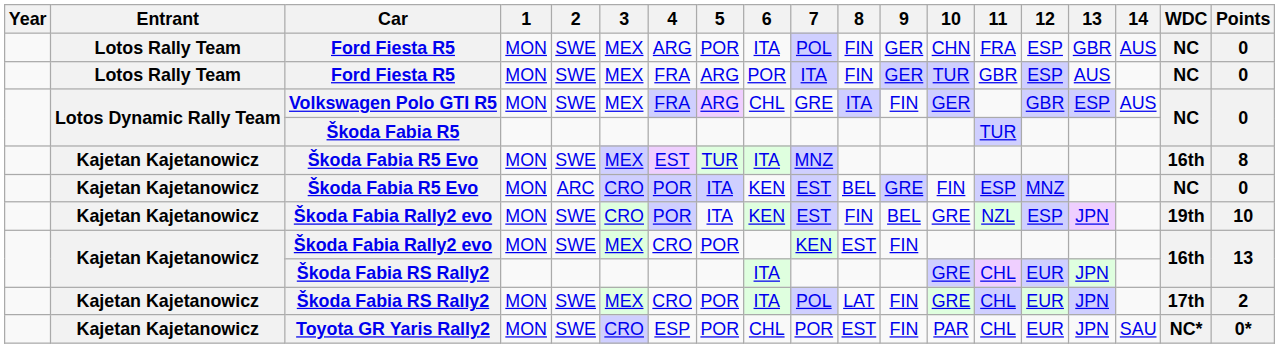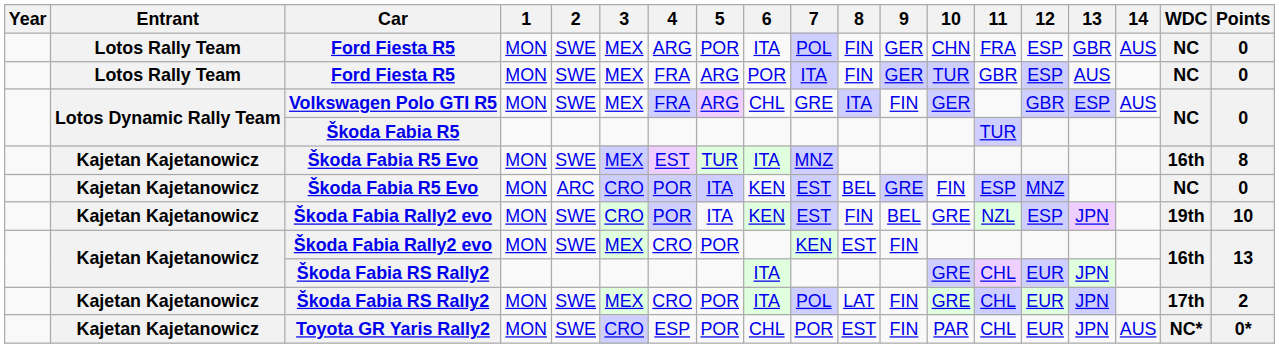(1138, 329) SAU -> (1138, 329) AUS
